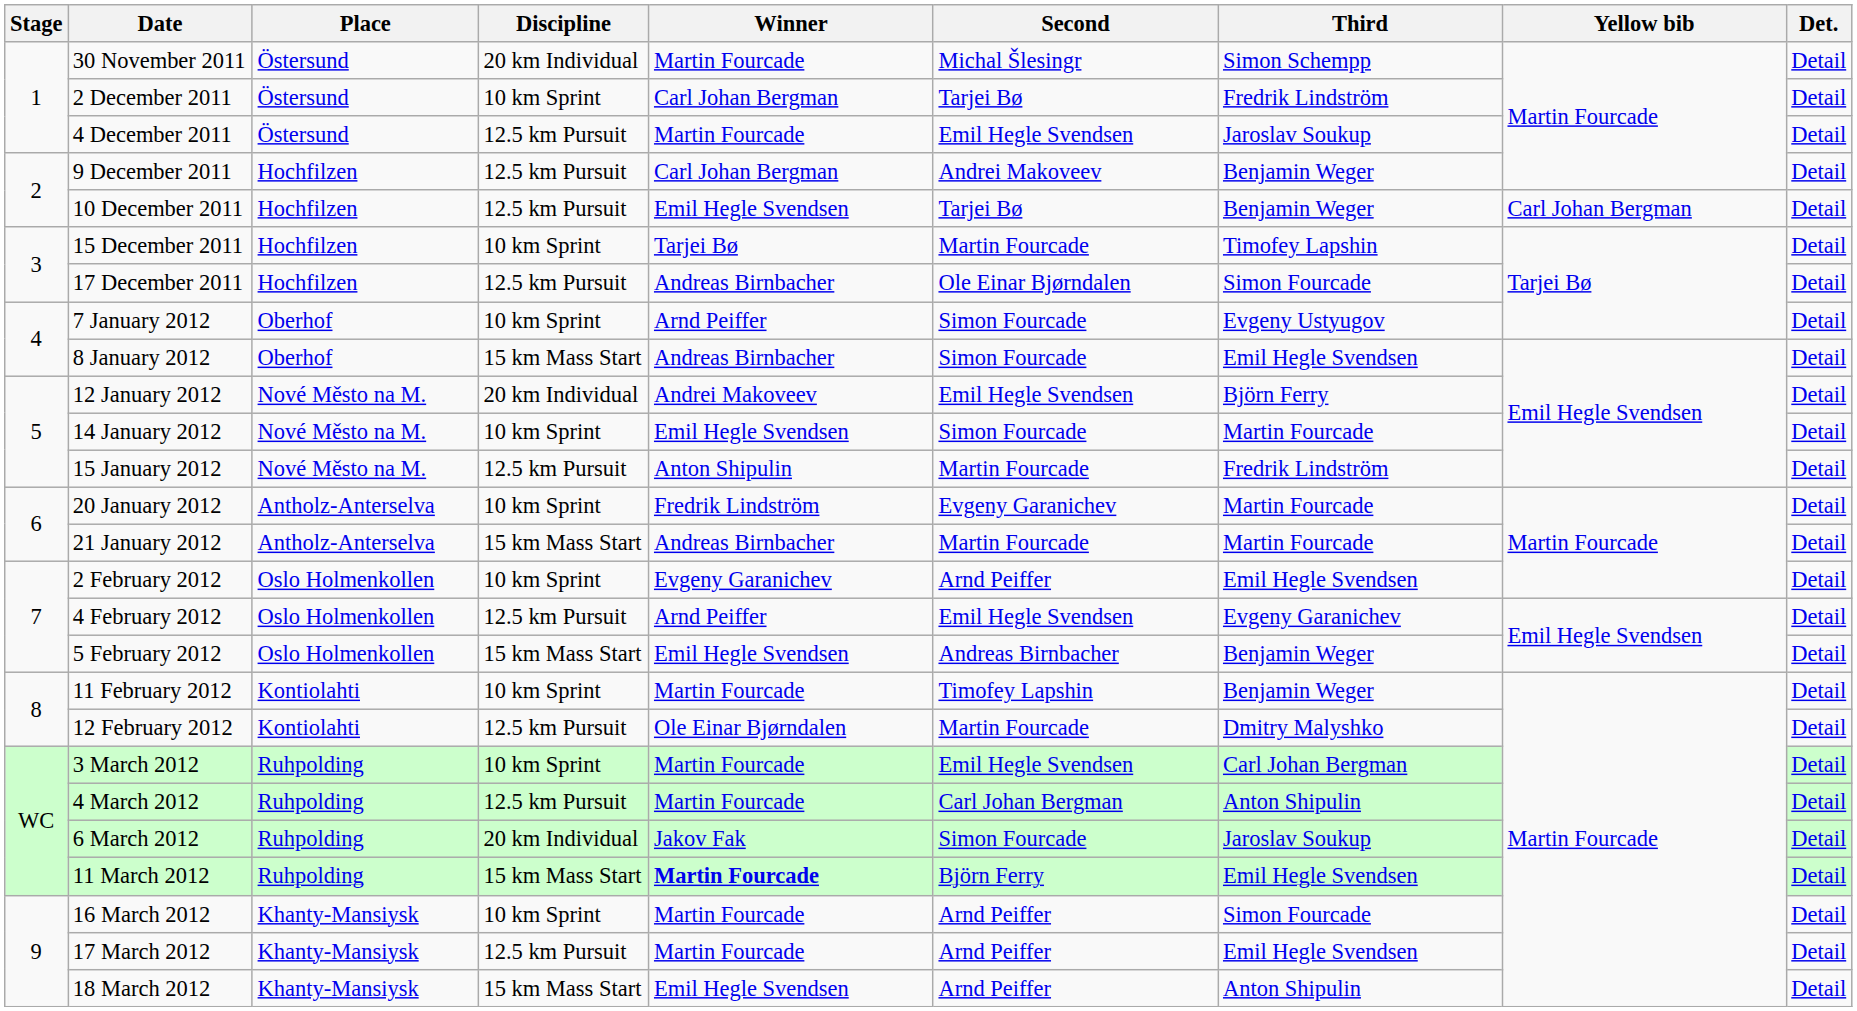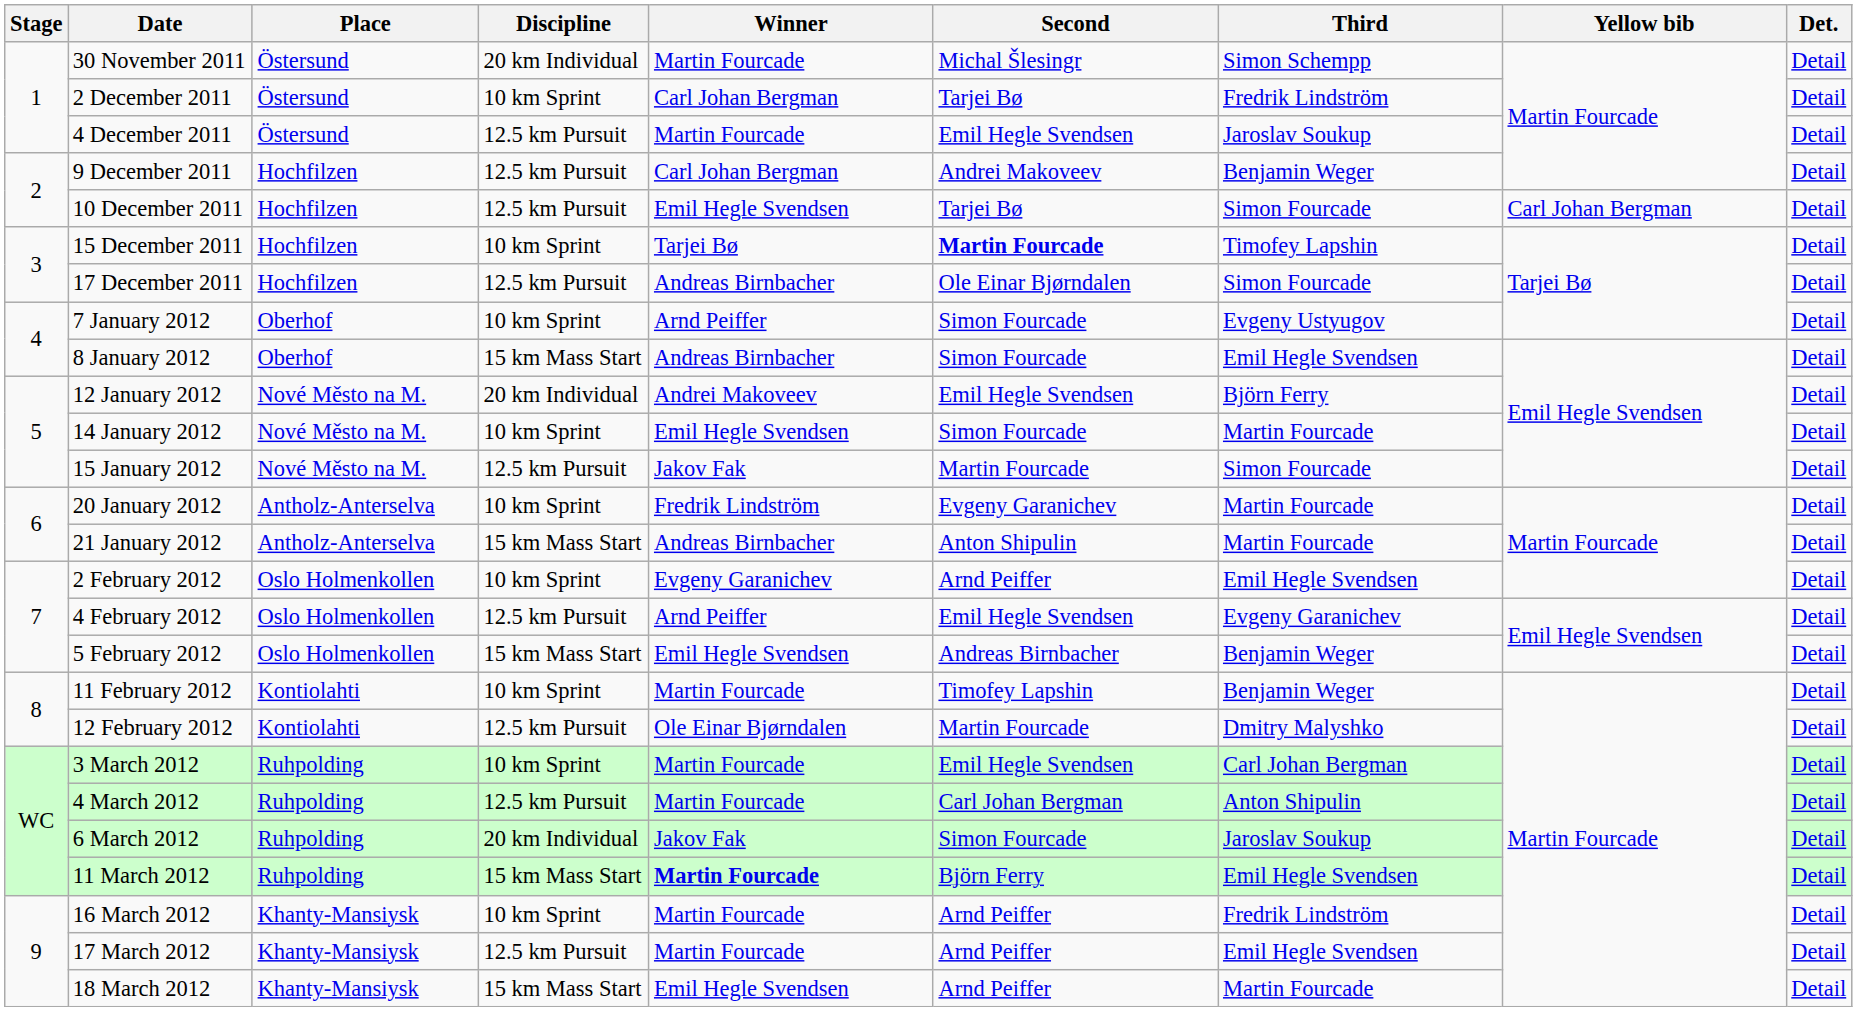(1298, 208) Benjamin Weger -> (1297, 208) Simon Fourcade
(1014, 245) normal -> (1021, 245) bold
(723, 468) Anton Shipulin -> (700, 468) Jakov Fak
(1306, 468) Fredrik Lindström -> (1297, 468) Simon Fourcade
(1014, 542) Martin Fourcade -> (1007, 542) Anton Shipulin
(1297, 913) Simon Fourcade -> (1306, 913) Fredrik Lindström
(1292, 987) Anton Shipulin -> (1298, 987) Martin Fourcade
